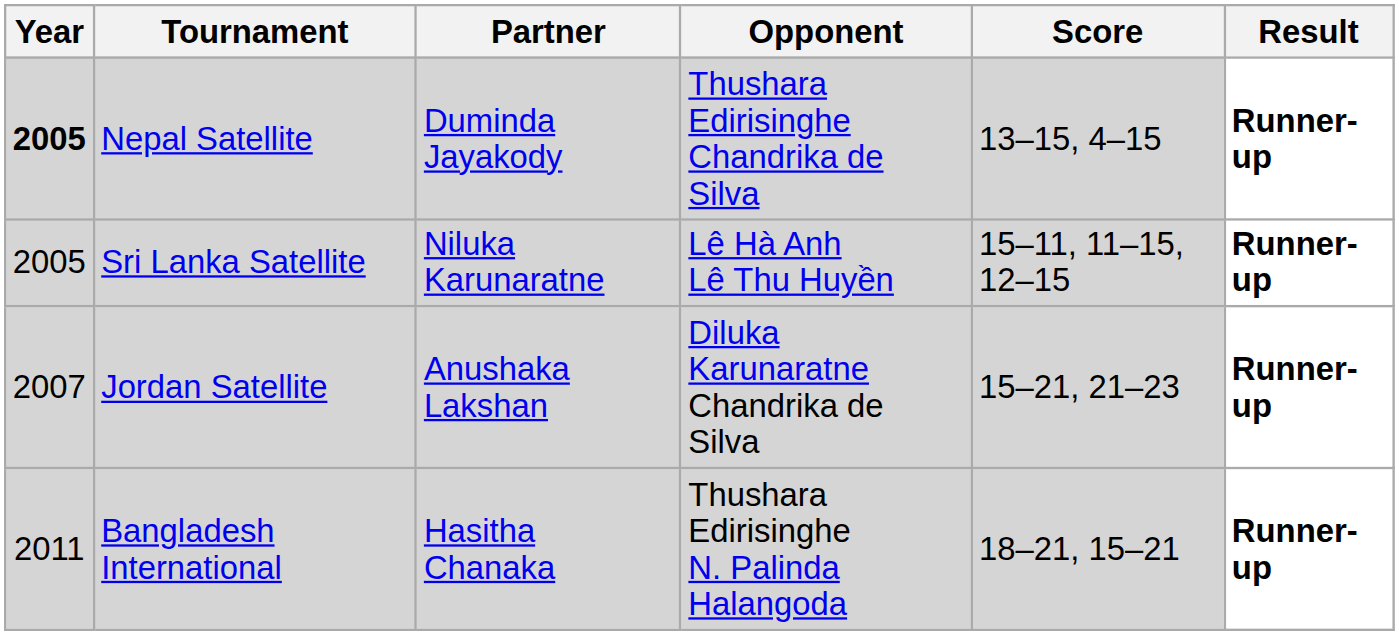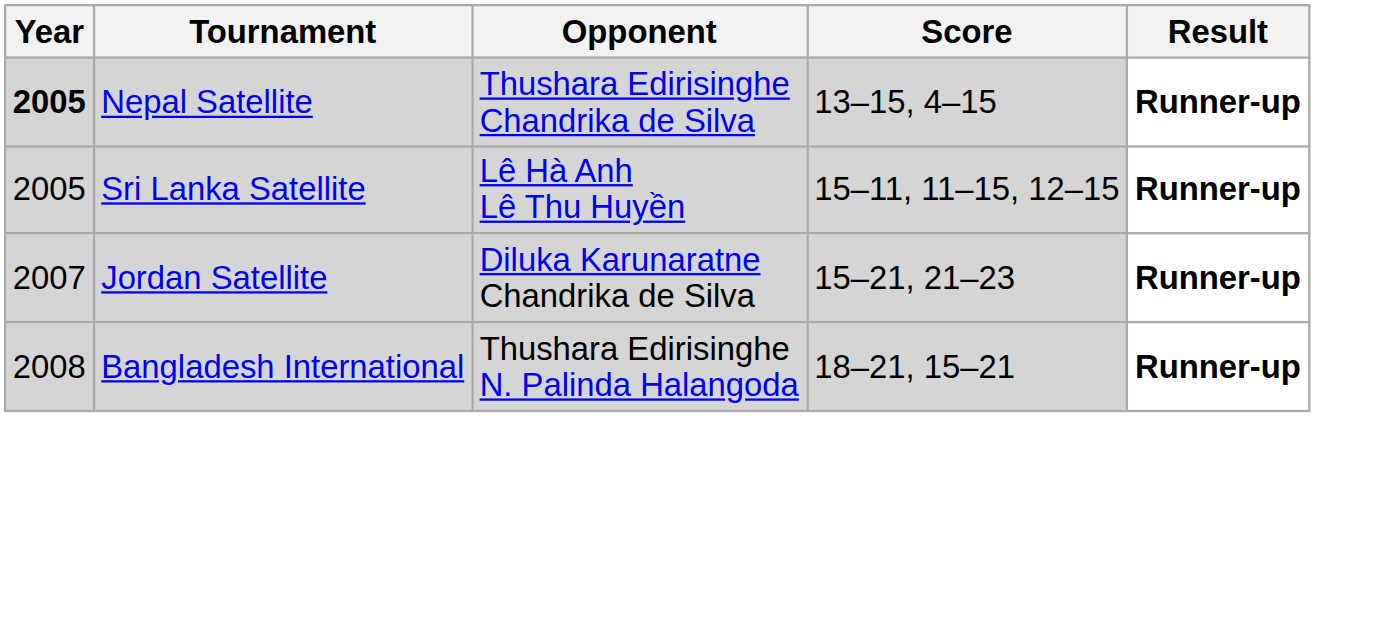- column: (548, 31)
(49, 549) 2011 -> (49, 367) 2008
